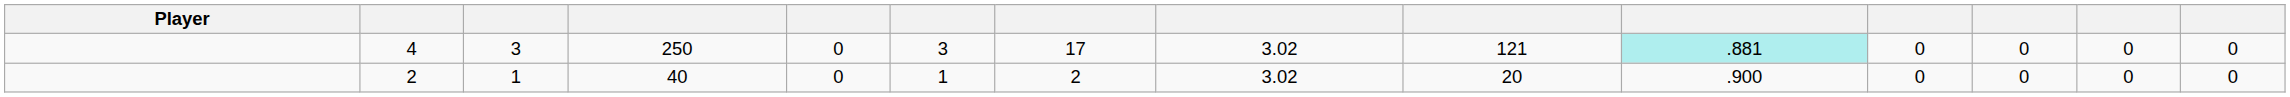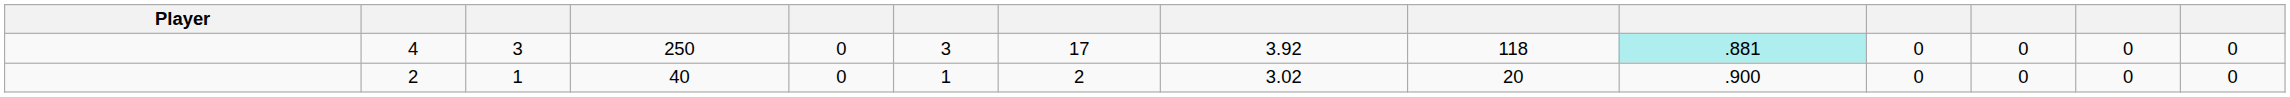(1279, 48) 3.02 -> (1284, 48) 3.92
(1512, 48) 121 -> (1513, 48) 118
